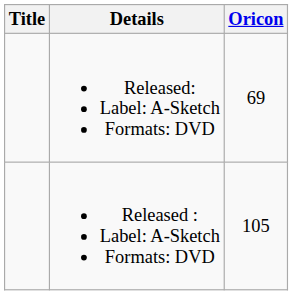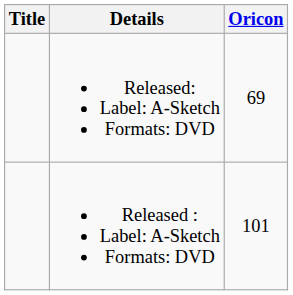(256, 225) 105 -> (256, 225) 101
